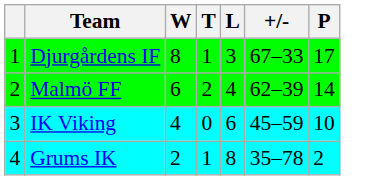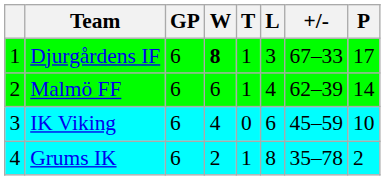+ column: (185, 21)
(175, 55) normal -> (215, 55) bold
(207, 89) 2 -> (246, 89) 1
